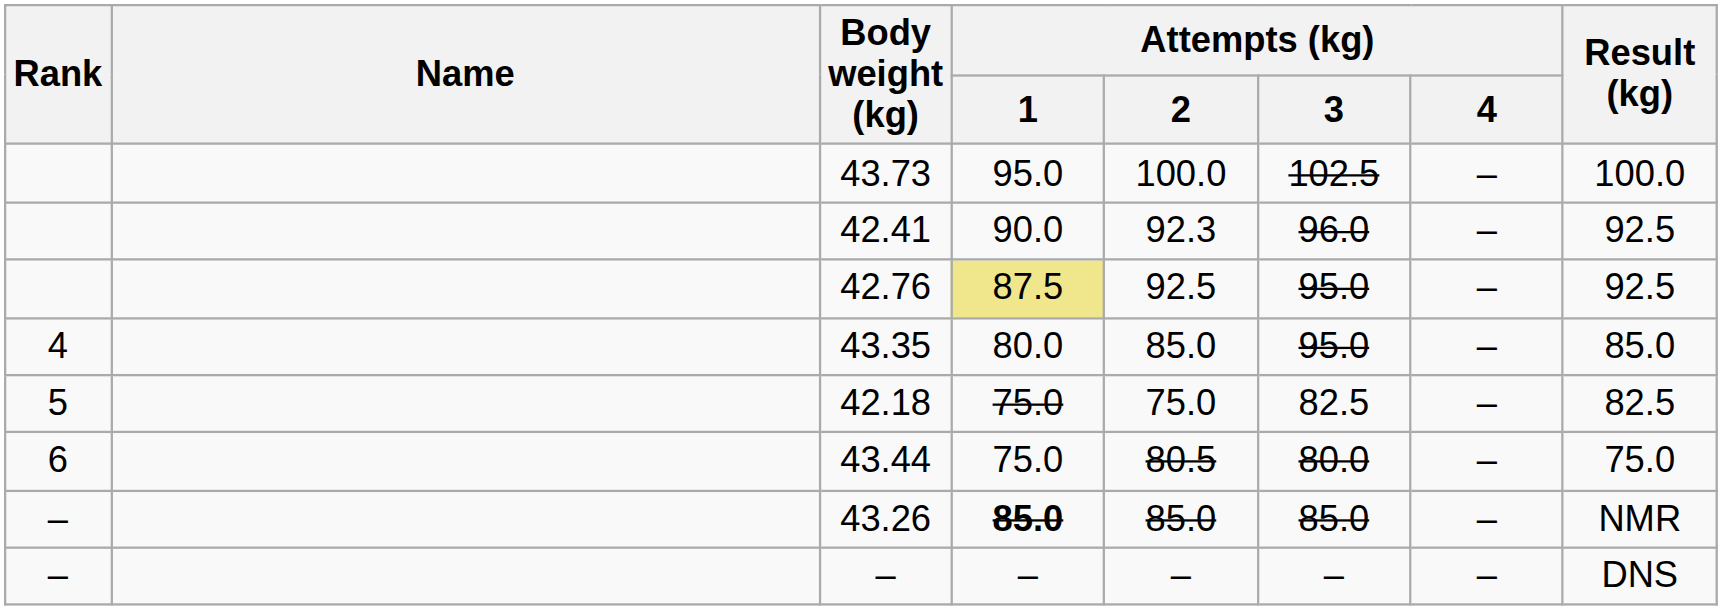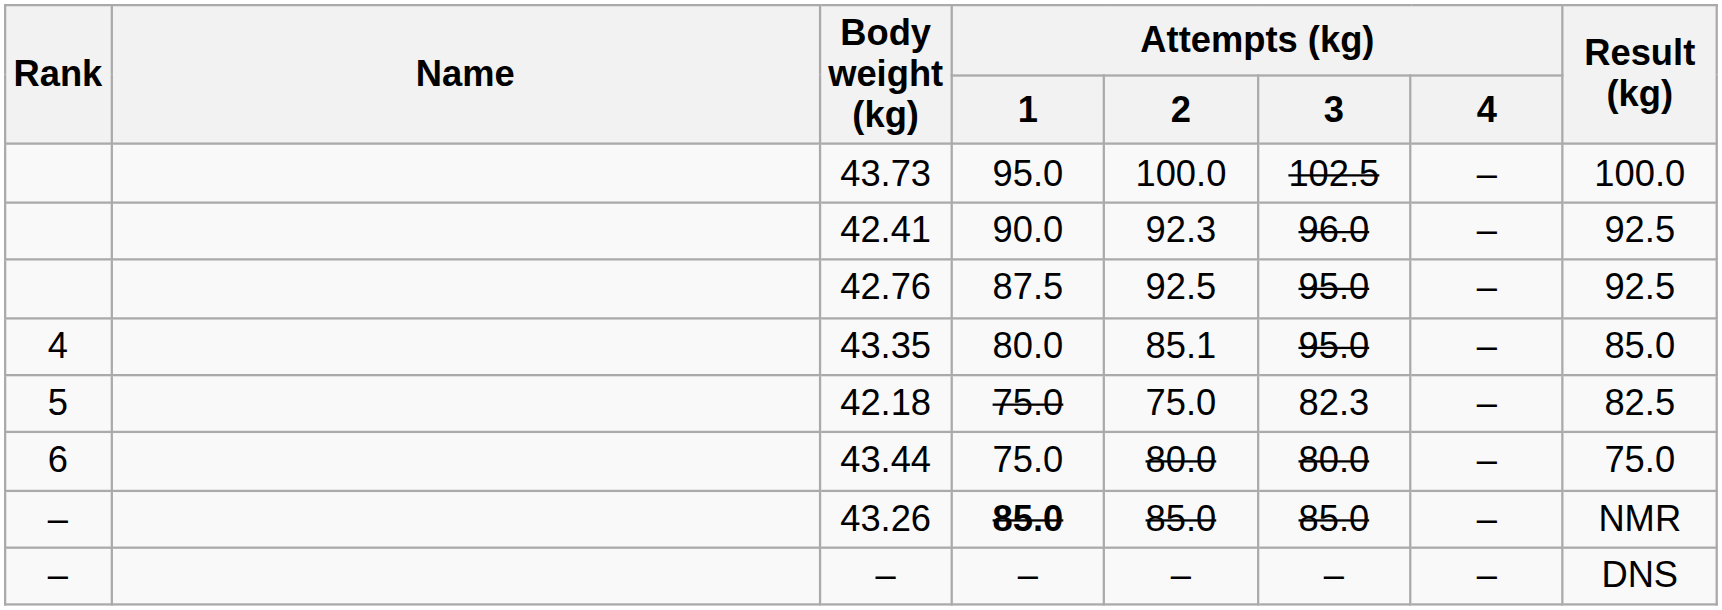(1028, 287) khaki background -> (1028, 287) no background
(1181, 345) 85.0 -> (1181, 345) 85.1
(1334, 403) 82.5 -> (1334, 403) 82.3
(1181, 460) 80.5 -> (1181, 460) 80.0
